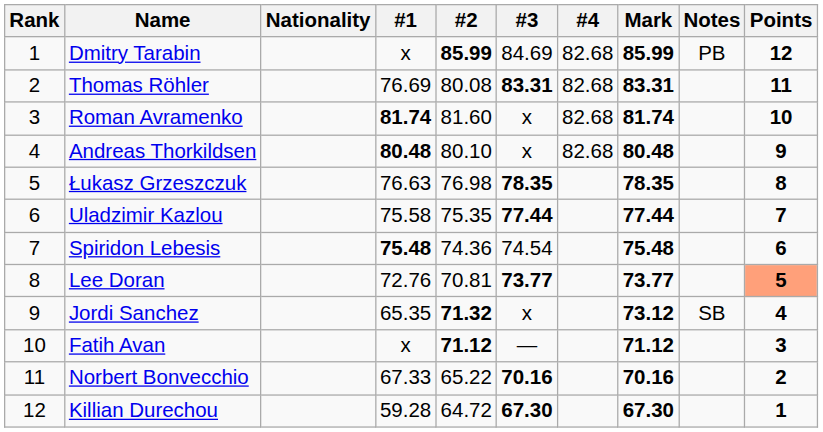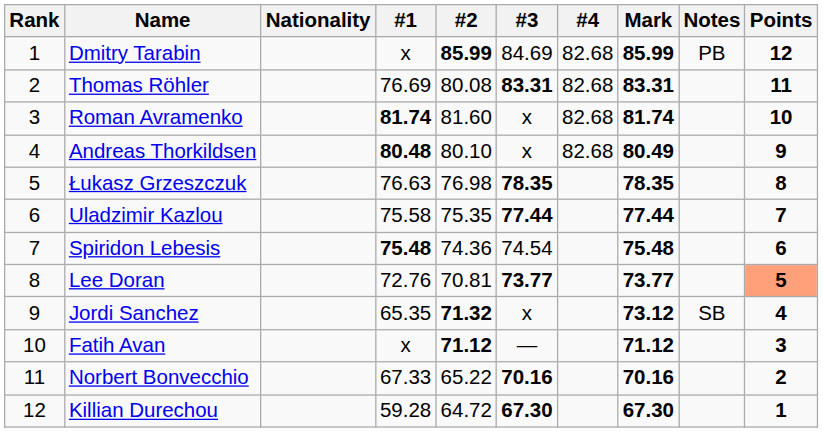(648, 150) 80.48 -> (648, 150) 80.49
